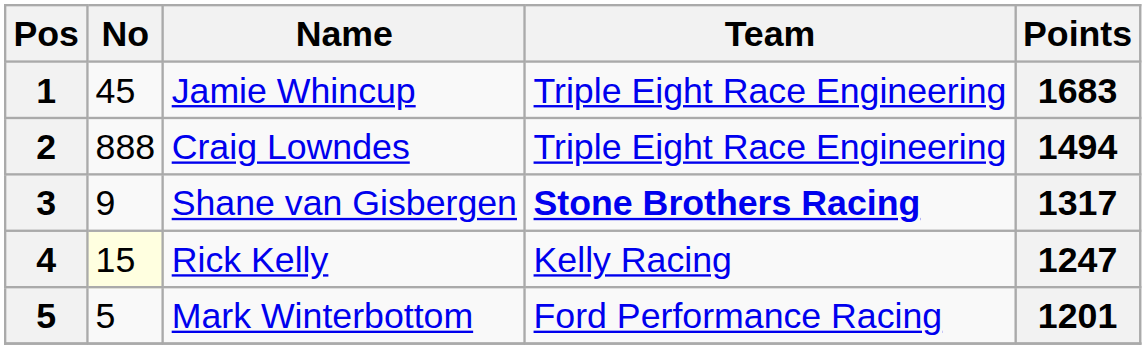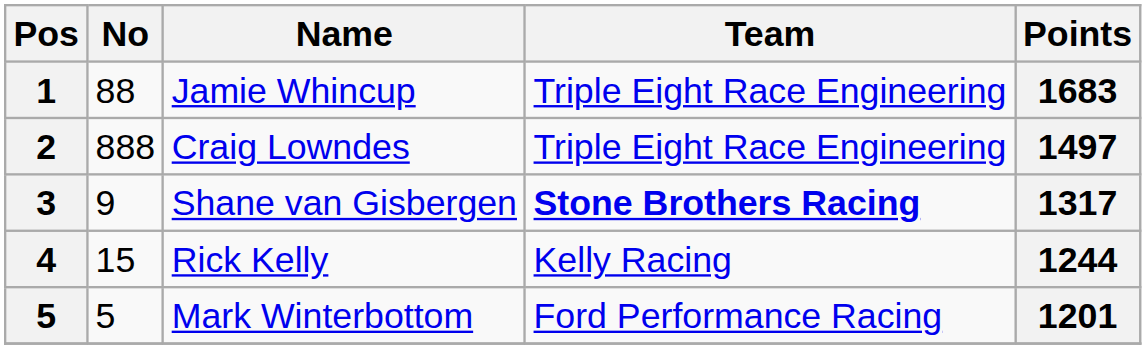(115, 90) 45 -> (115, 90) 88
(1078, 147) 1494 -> (1078, 147) 1497
(115, 260) lightyellow background -> (115, 260) no background
(1078, 260) 1247 -> (1078, 260) 1244
